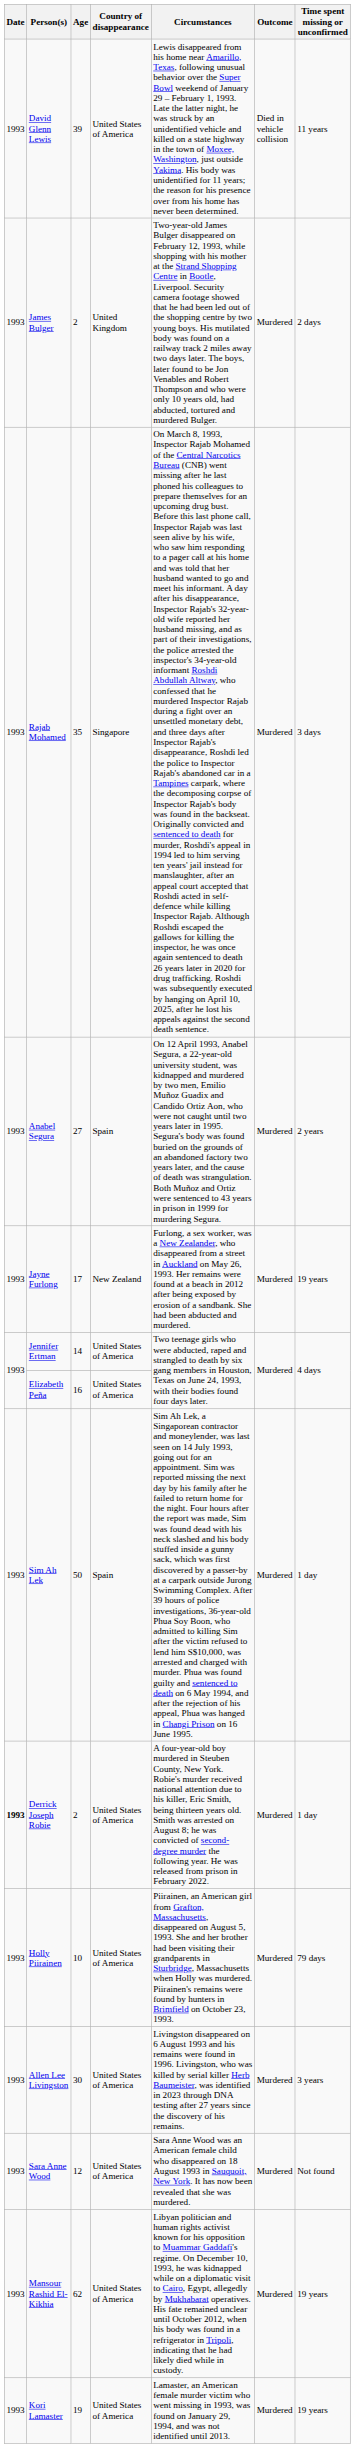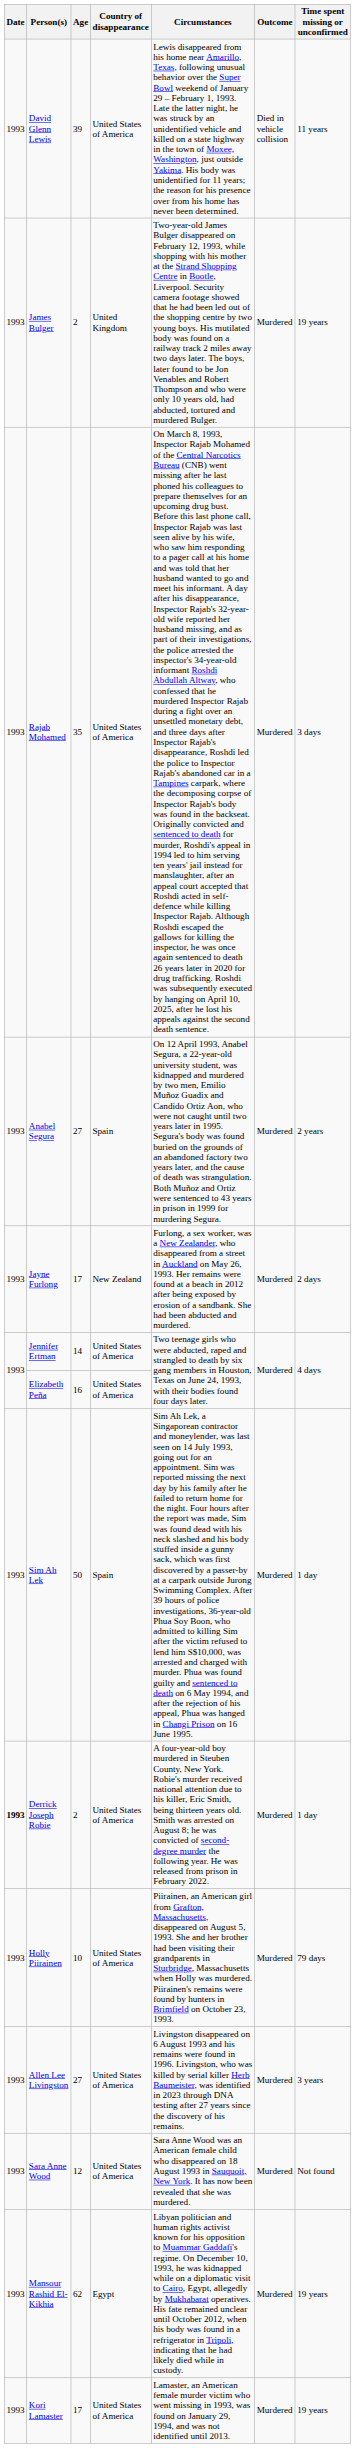(309, 322) 2 days -> (313, 322) 19 years
(111, 732) Singapore -> (117, 732) United States of America
(313, 1279) 19 years -> (309, 1279) 2 days
(78, 2080) 30 -> (78, 2080) 27
(117, 2293) United States of America -> (103, 2293) Egypt
(78, 2410) 19 -> (78, 2410) 17
